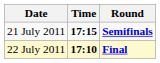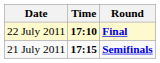rows swapped: (36, 31) <-> (36, 49)
